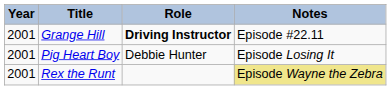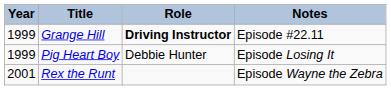(21, 34) 2001 -> (21, 34) 1999
(21, 54) 2001 -> (21, 54) 1999
(310, 74) khaki background -> (310, 74) no background
